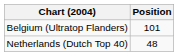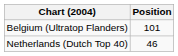(152, 43) 48 -> (152, 43) 46
